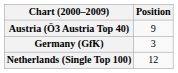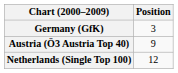rows swapped: (69, 28) <-> (69, 44)
